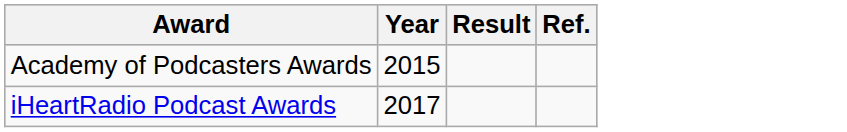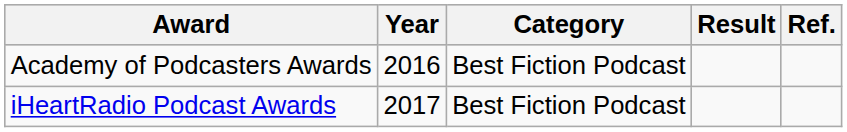+ column: (569, 24)
(412, 65) 2015 -> (412, 65) 2016
